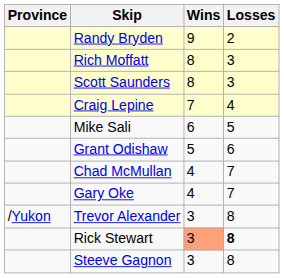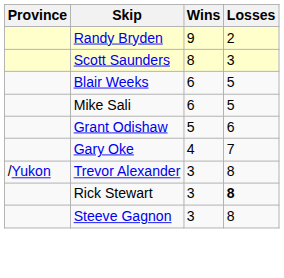- row: (111, 60)
- row: (114, 104)
+ row: (111, 82)
- row: (123, 171)
(191, 238) lightsalmon background -> (191, 194) no background
